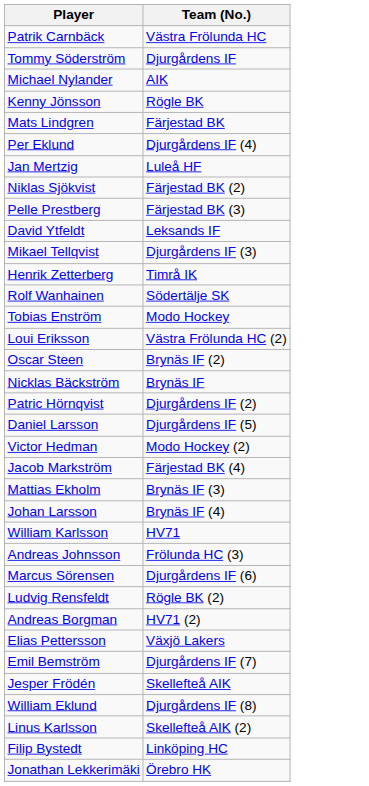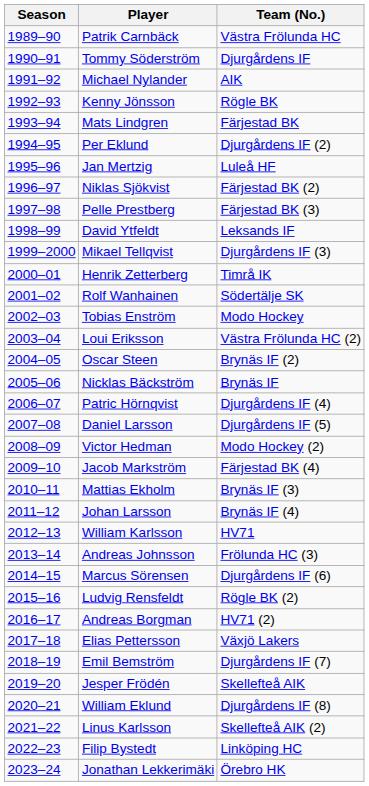+ column: (42, 15)
(201, 144) Djurgårdens IF (4) -> (276, 144) Djurgårdens IF (2)
(201, 403) Djurgårdens IF (2) -> (276, 403) Djurgårdens IF (4)
